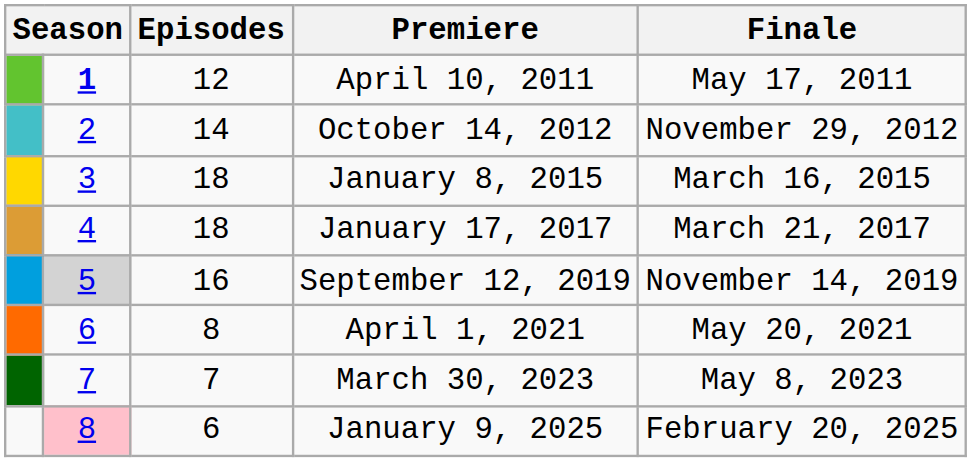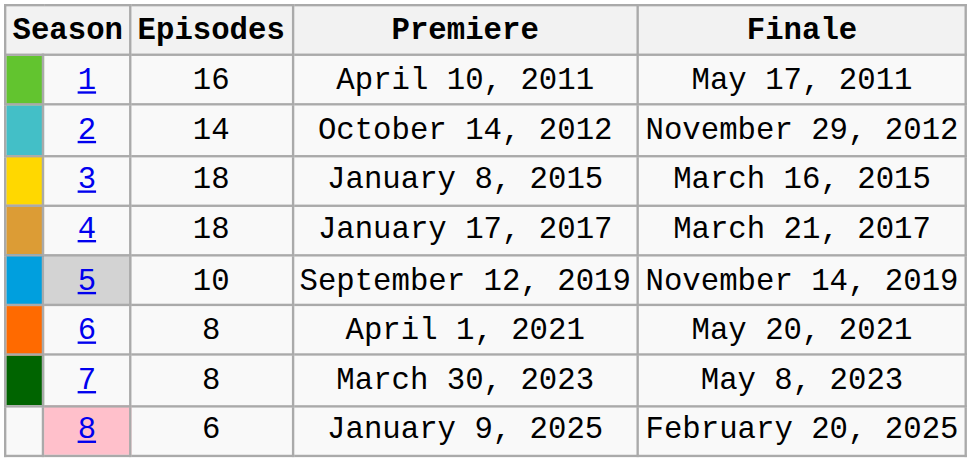(87, 80) bold -> (87, 80) normal
(211, 80) 12 -> (211, 80) 16
(211, 280) 16 -> (211, 280) 10
(211, 380) 7 -> (211, 380) 8
